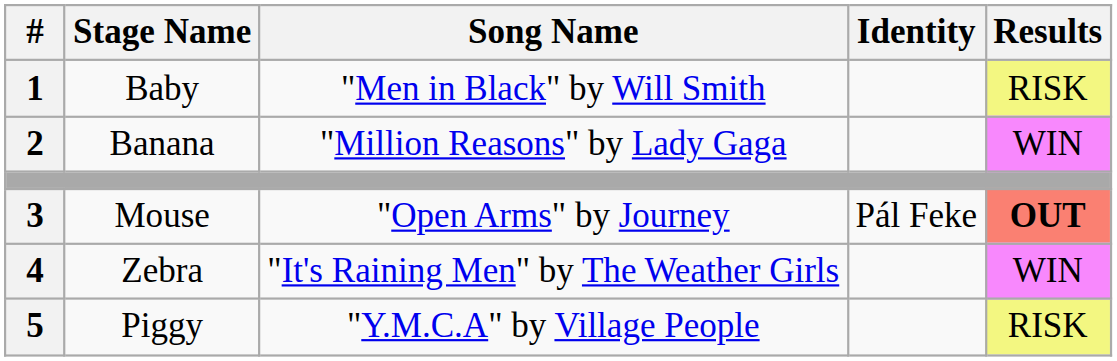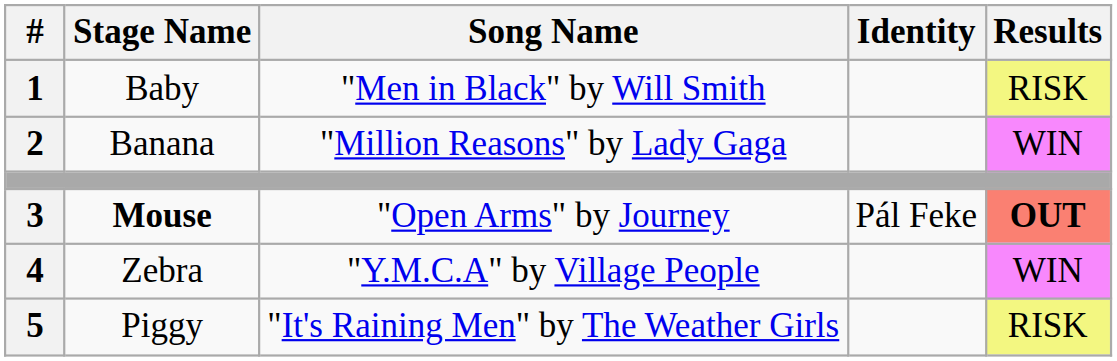(162, 215) normal -> (162, 215) bold
(553, 270) "It's Raining Men" by The Weather Girls -> (553, 270) "Y.M.C.A" by Village People
(553, 326) "Y.M.C.A" by Village People -> (553, 326) "It's Raining Men" by The Weather Girls
